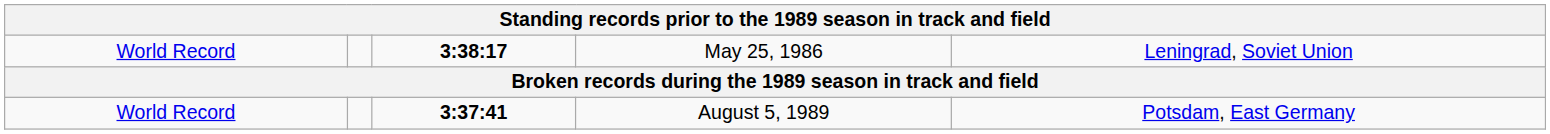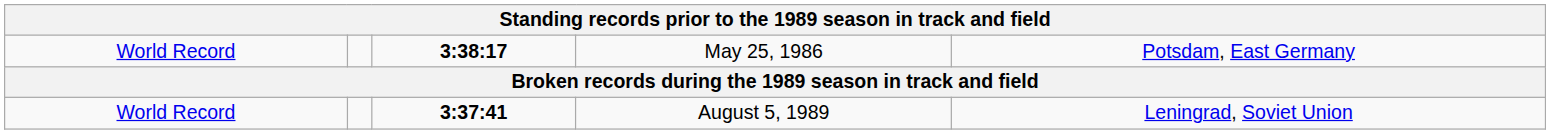(1249, 50) Leningrad, Soviet Union -> (1249, 50) Potsdam, East Germany
(1249, 112) Potsdam, East Germany -> (1249, 112) Leningrad, Soviet Union
